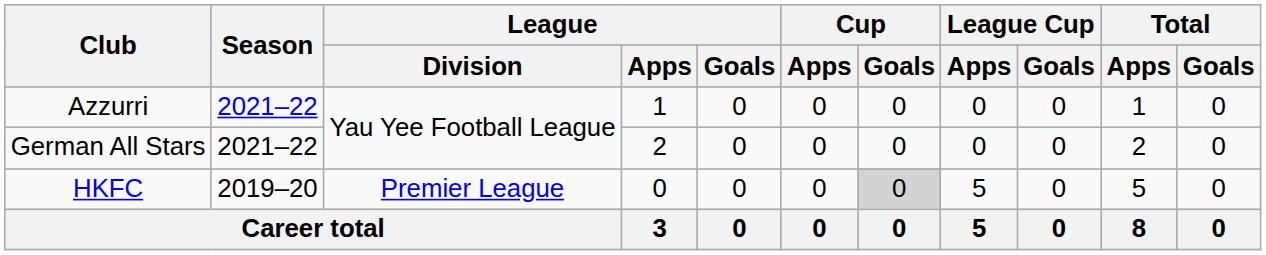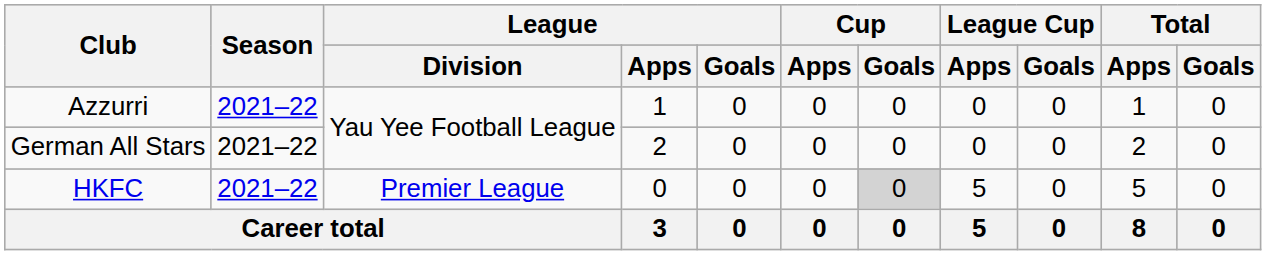(267, 188) 2019–20 -> (267, 188) 2021–22
